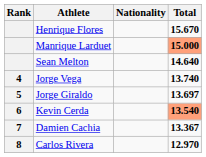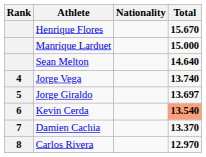(185, 45) lightsalmon background -> (185, 45) no background
(185, 128) 13.367 -> (185, 128) 13.370
